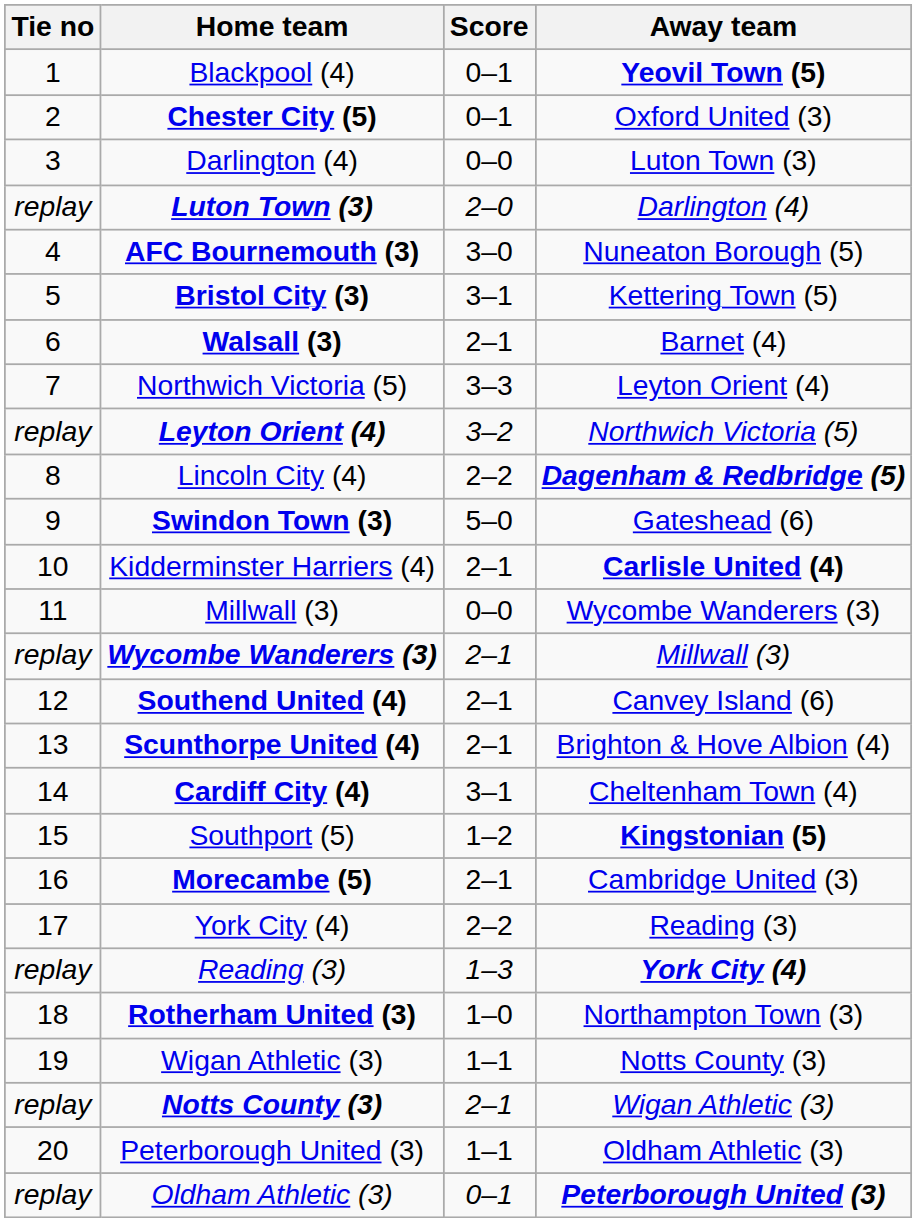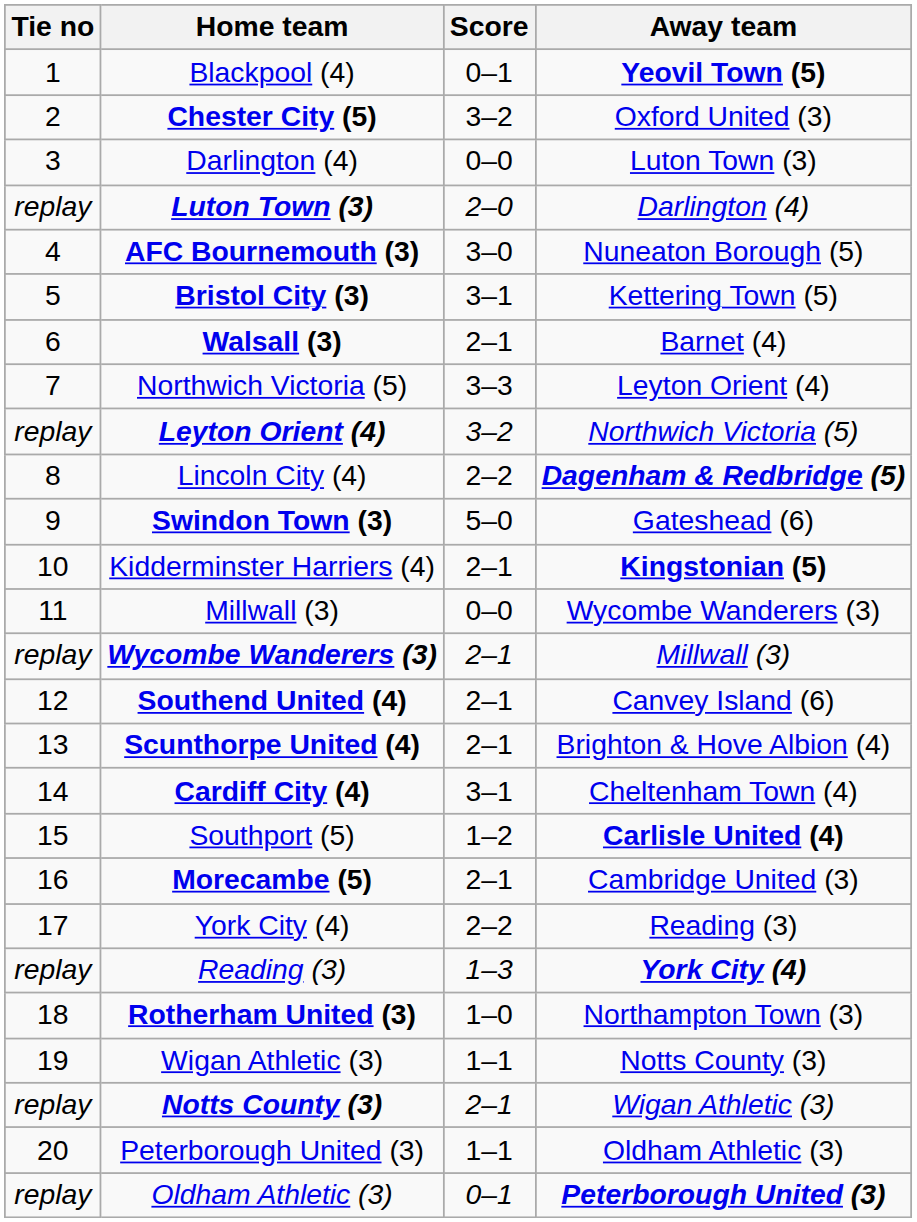(489, 116) 0–1 -> (489, 116) 3–2
(723, 565) Carlisle United (4) -> (723, 565) Kingstonian (5)
(723, 835) Kingstonian (5) -> (723, 835) Carlisle United (4)
